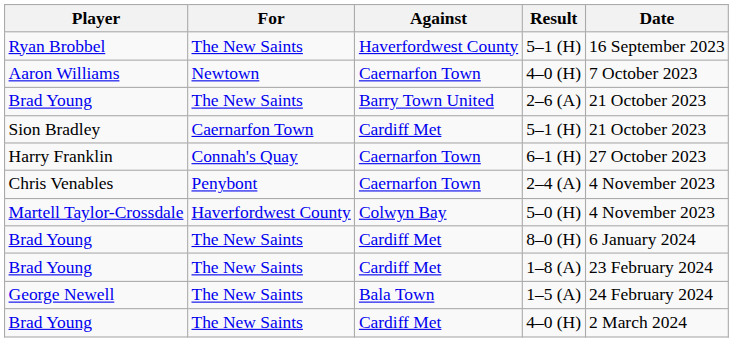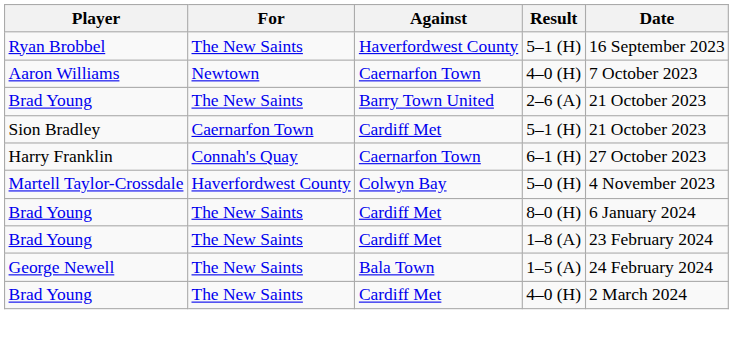- row: (61, 184)
